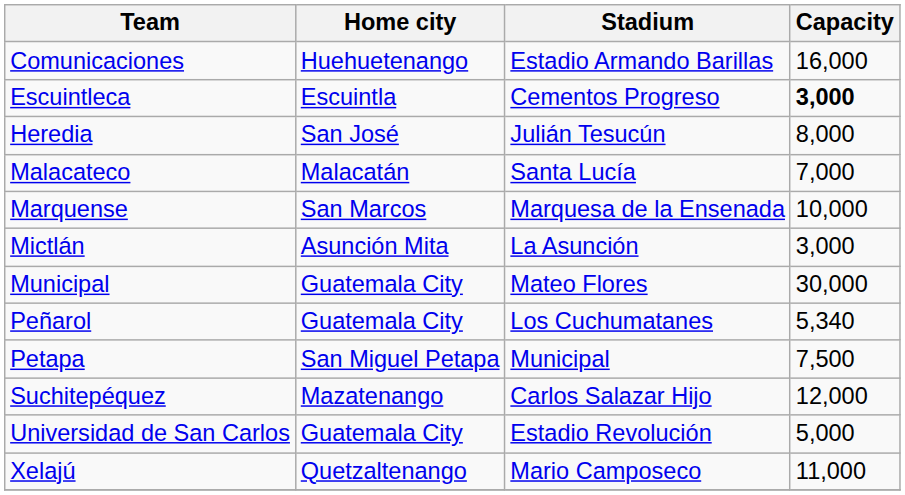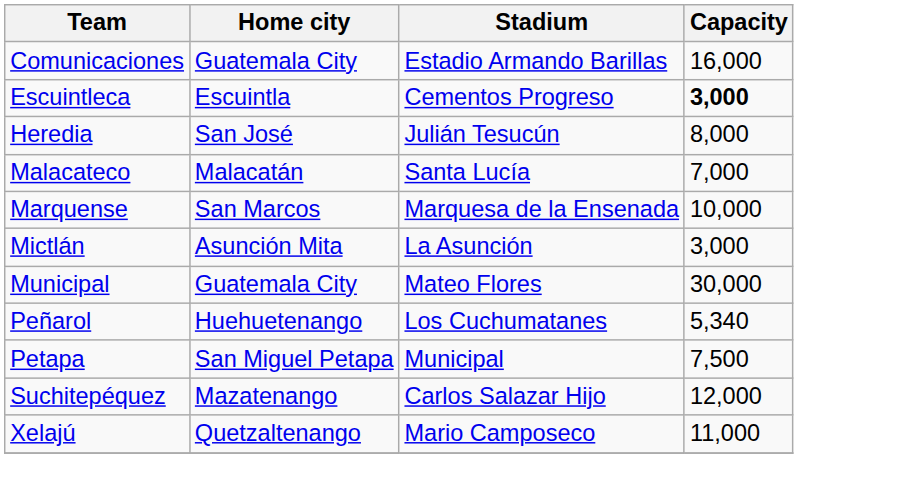(384, 60) Huehuetenango -> (276, 60) Guatemala City
(382, 321) Guatemala City -> (279, 321) Huehuetenango
- row: (150, 433)
